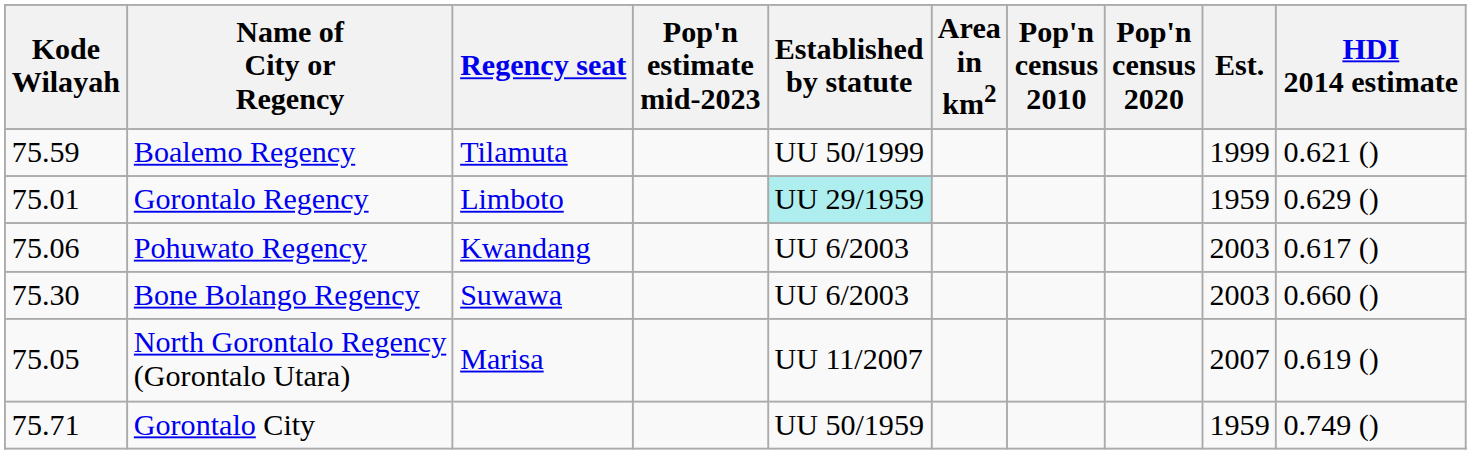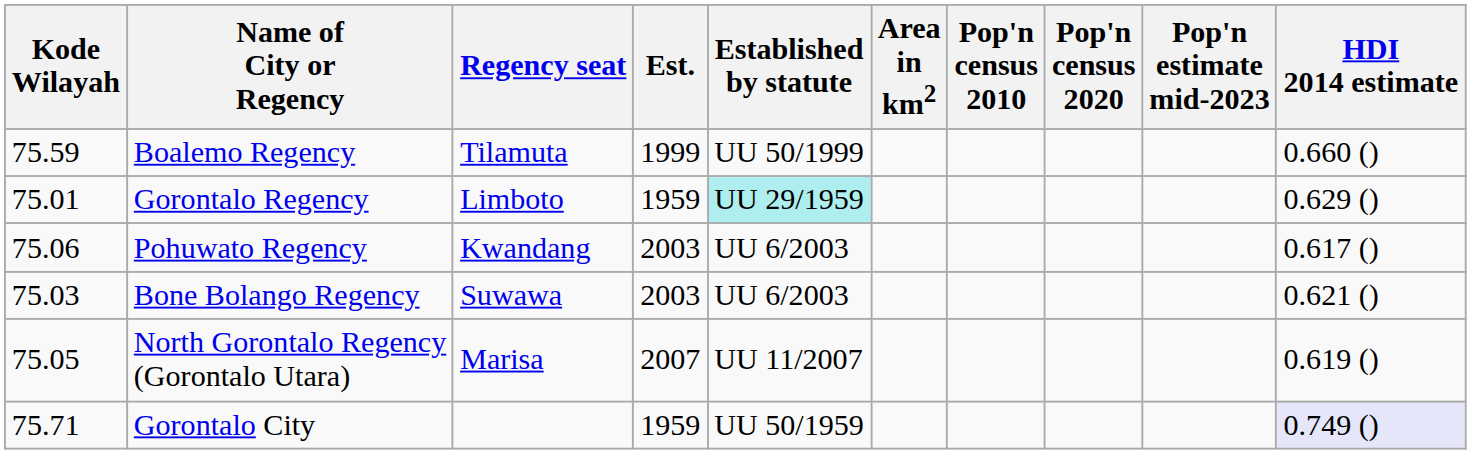columns swapped: (1240, 66) <-> (700, 66)
(1331, 151) 0.621 () -> (1331, 151) 0.660 ()
(46, 294) 75.30 -> (46, 294) 75.03
(1331, 294) 0.660 () -> (1331, 294) 0.621 ()
(1331, 424) no background -> (1331, 424) lavender background
